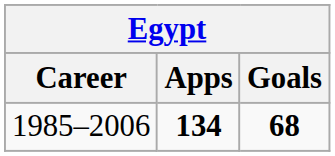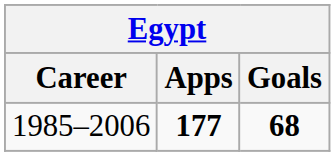(199, 126) 134 -> (199, 126) 177
